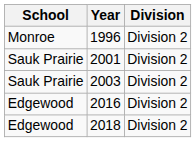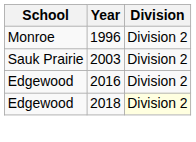- row: (105, 59)
(157, 125) no background -> (157, 103) lightyellow background
